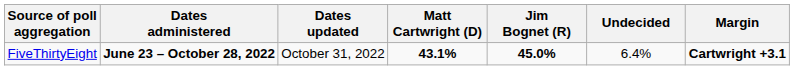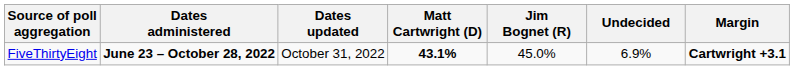(537, 53) bold -> (537, 53) normal
(636, 53) 6.4% -> (636, 53) 6.9%
